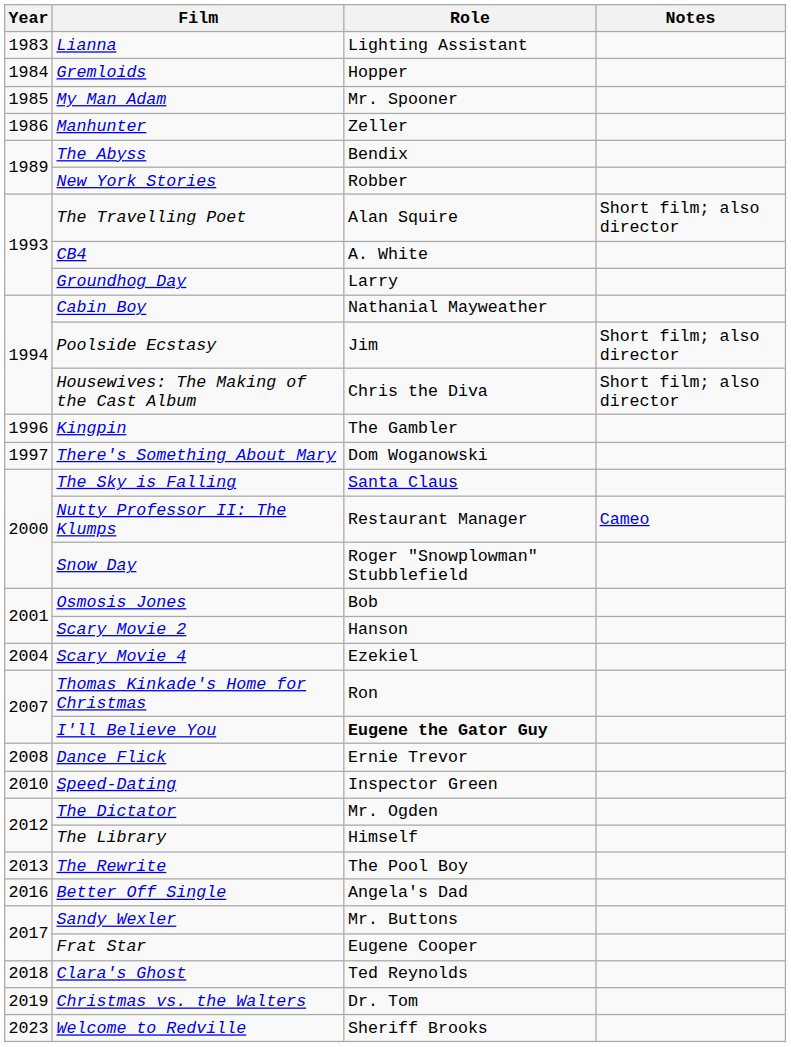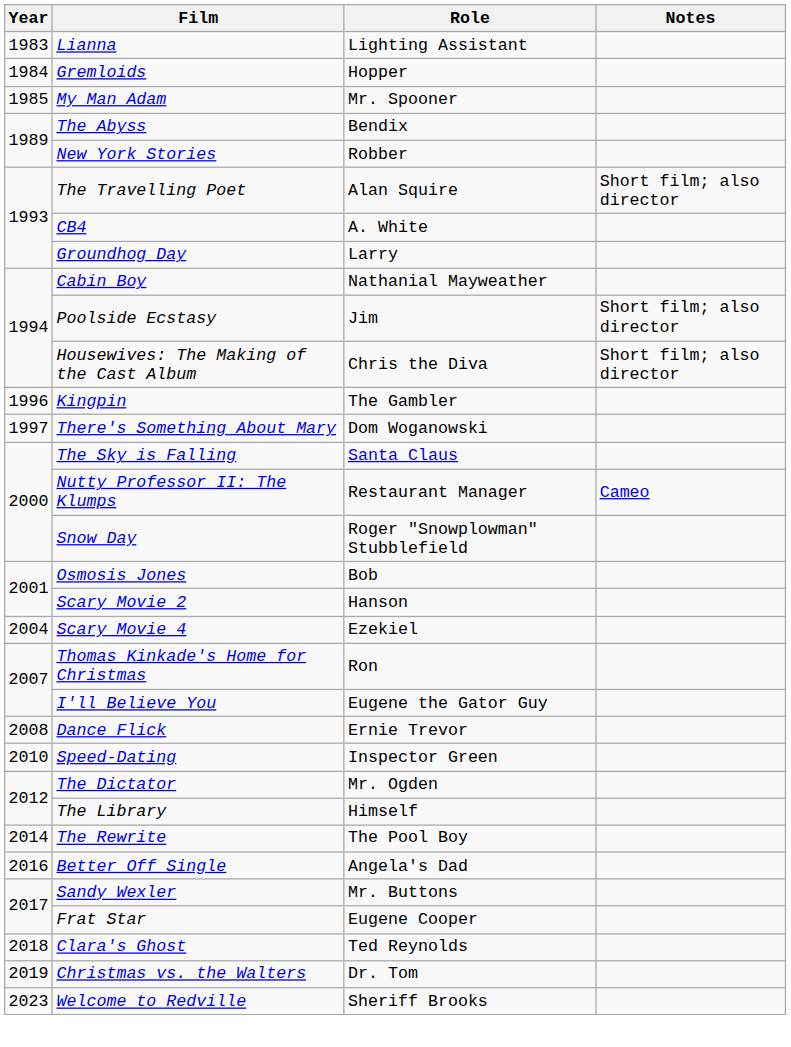- row: (101, 127)
(448, 730) bold -> (448, 703) normal
(29, 866) 2013 -> (29, 839) 2014
